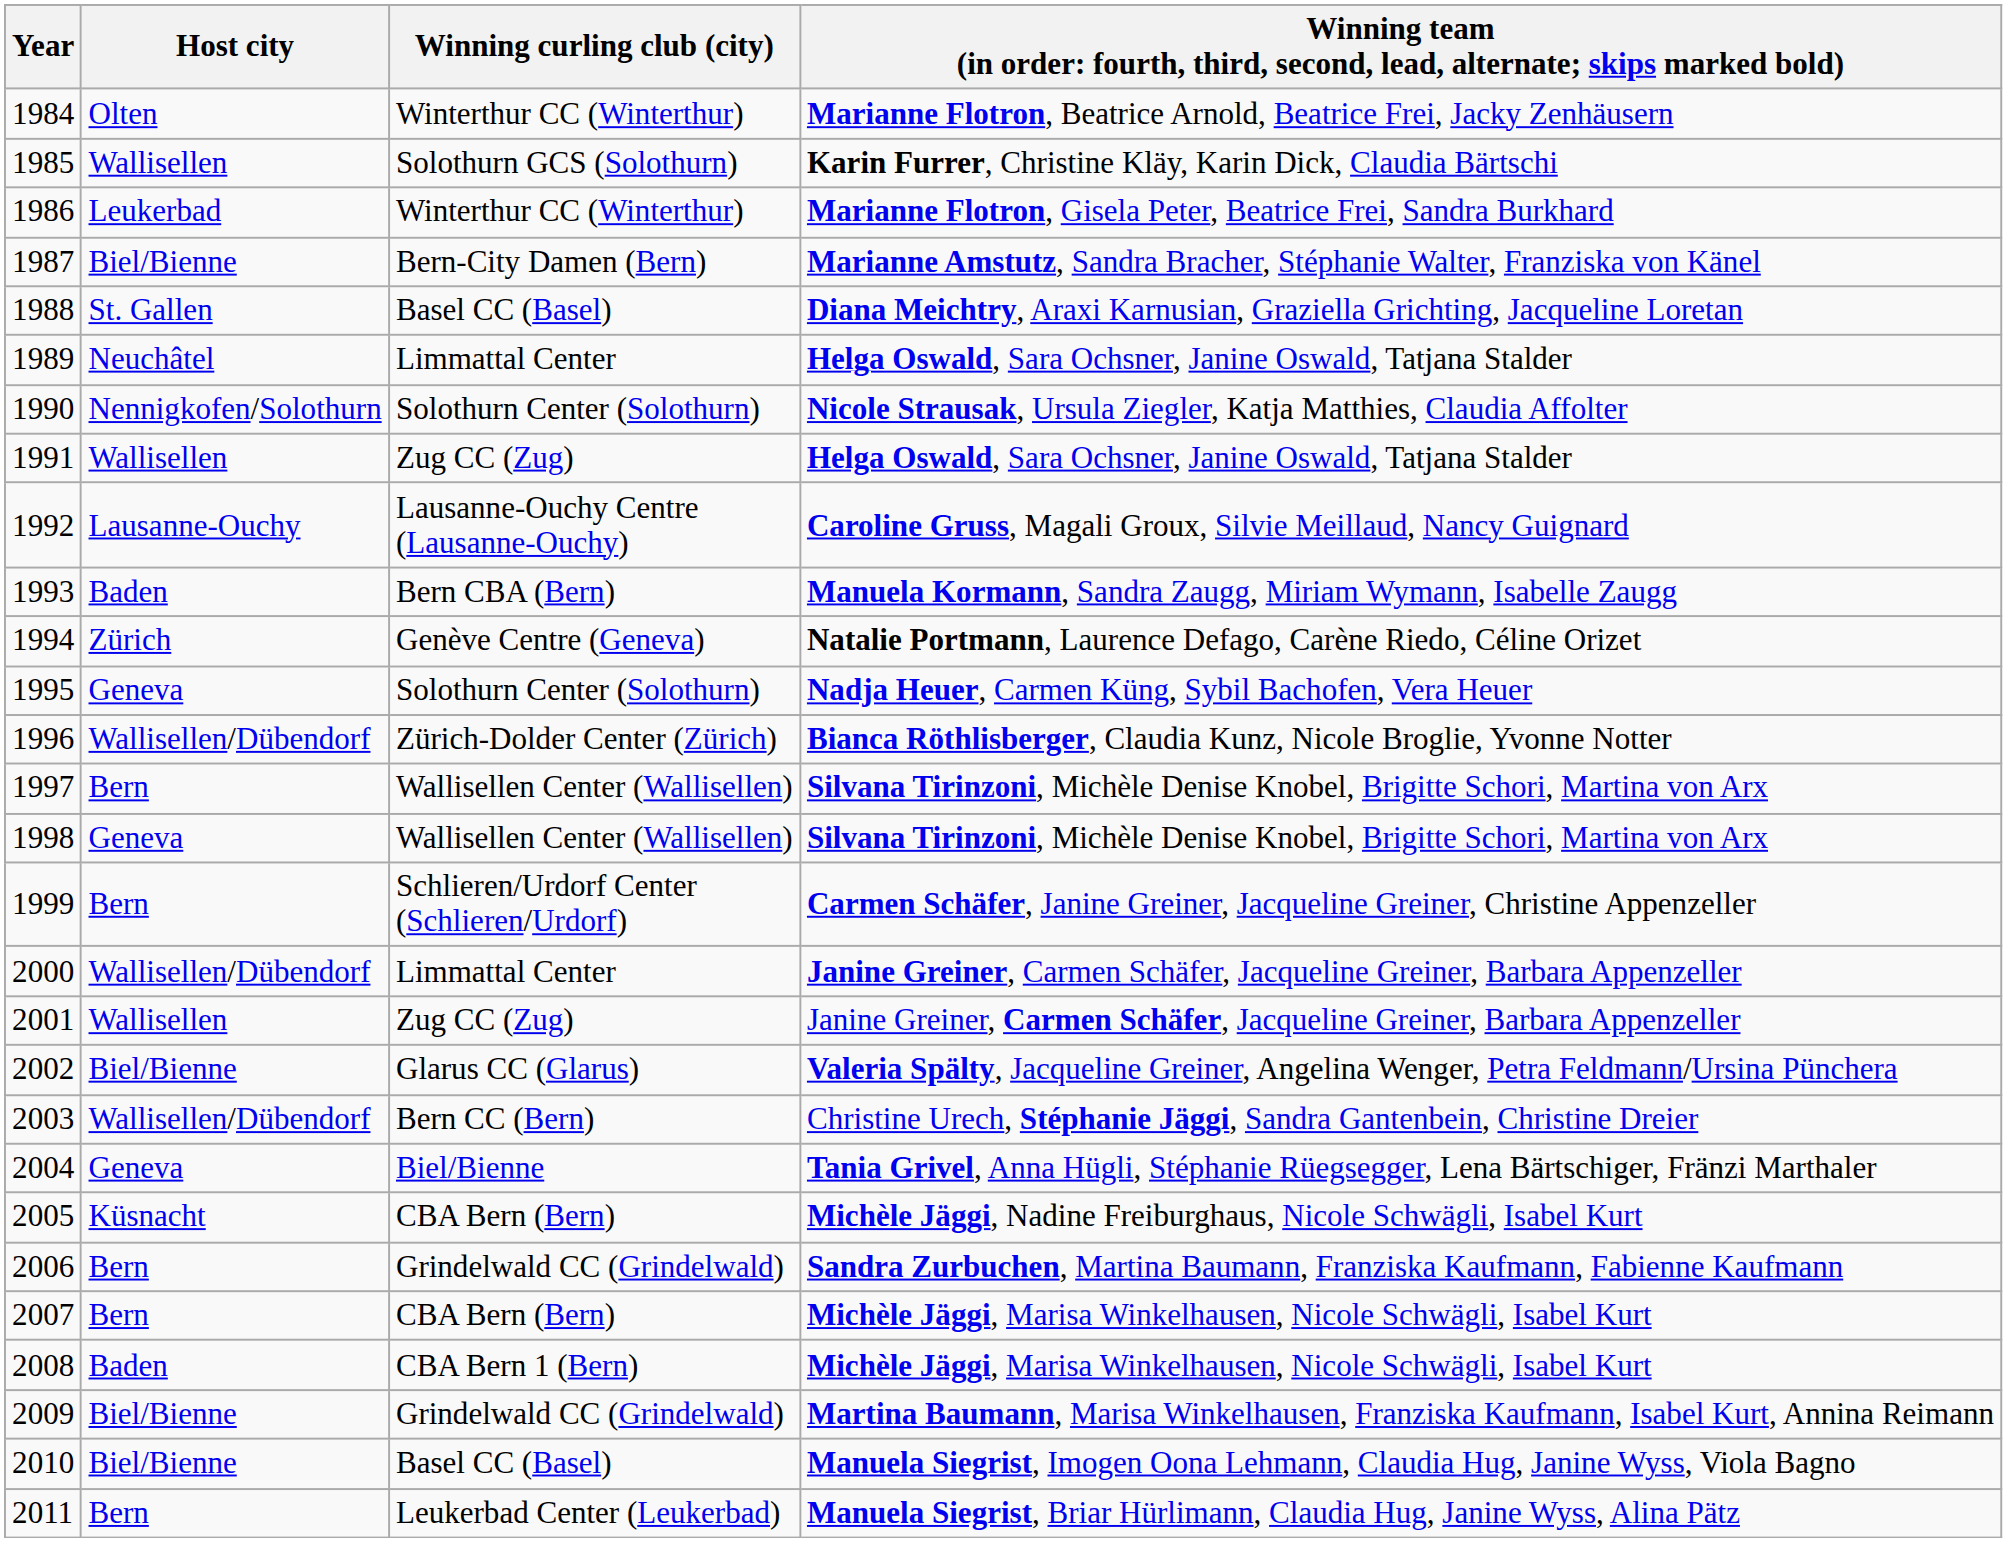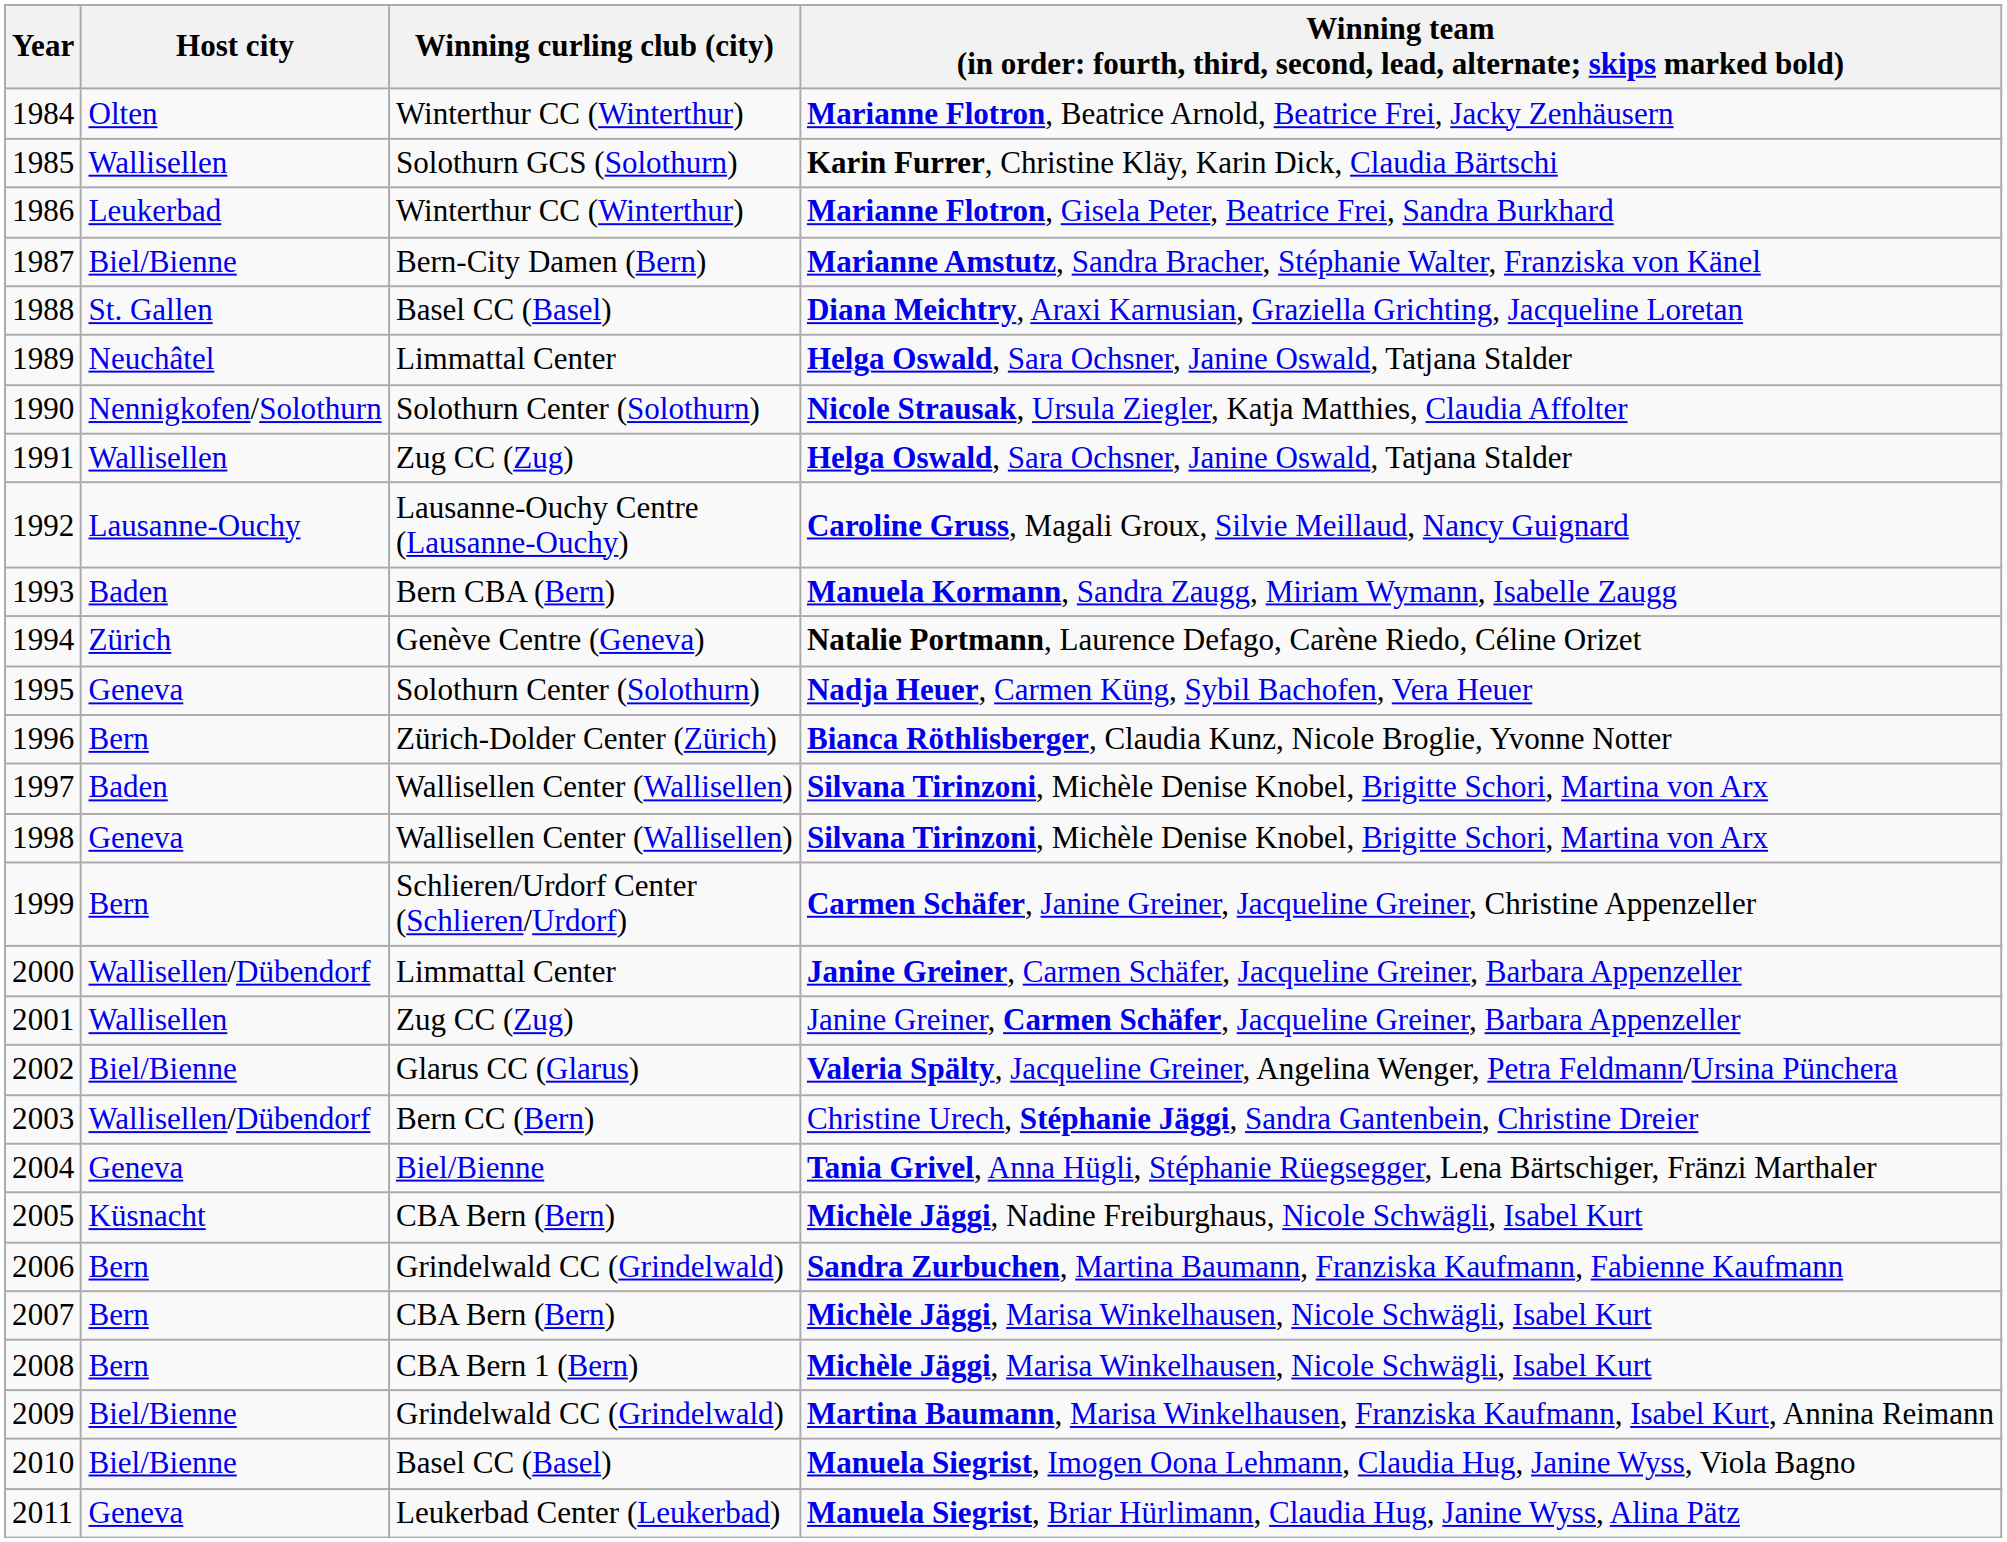(229, 738) Wallisellen/Dübendorf -> (119, 738) Bern
(119, 788) Bern -> (128, 788) Baden
(128, 1364) Baden -> (119, 1364) Bern
(119, 1512) Bern -> (136, 1512) Geneva
